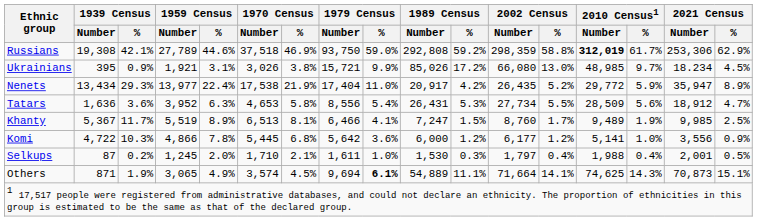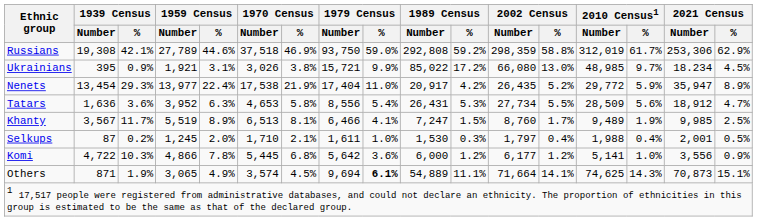(602, 51) bold -> (602, 51) normal
(429, 69) 85,026 -> (429, 69) 85,022
(96, 86) 13,434 -> (96, 86) 13,454
(100, 121) 5,367 -> (100, 121) 3,567
rows swapped: (20, 139) <-> (30, 157)
